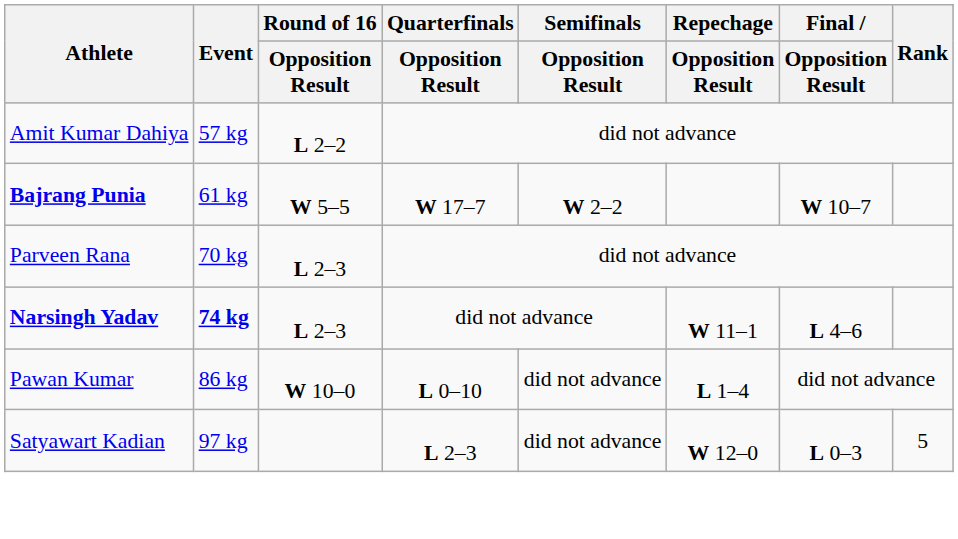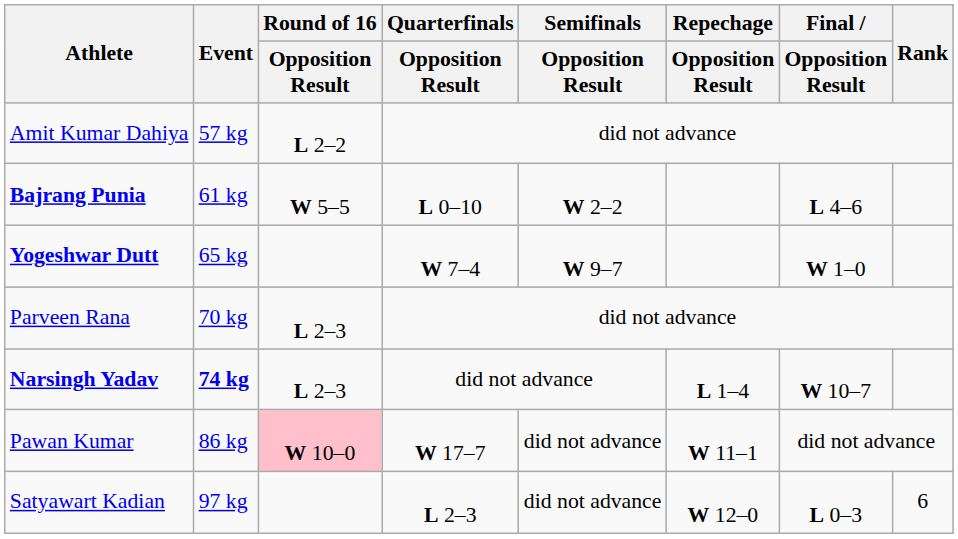(450, 207) W 17–7 -> (450, 207) L 0–10
(836, 207) W 10–7 -> (836, 207) L 4–6
+ row: (84, 256)
(723, 330) W 11–1 -> (723, 392) L 1–4
(836, 330) L 4–6 -> (836, 392) W 10–7
(320, 392) no background -> (320, 453) pink background
(450, 392) L 0–10 -> (450, 453) W 17–7
(723, 392) L 1–4 -> (723, 453) W 11–1
(923, 440) 5 -> (923, 502) 6
